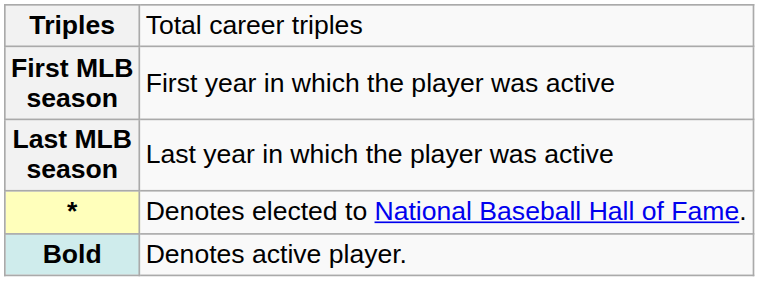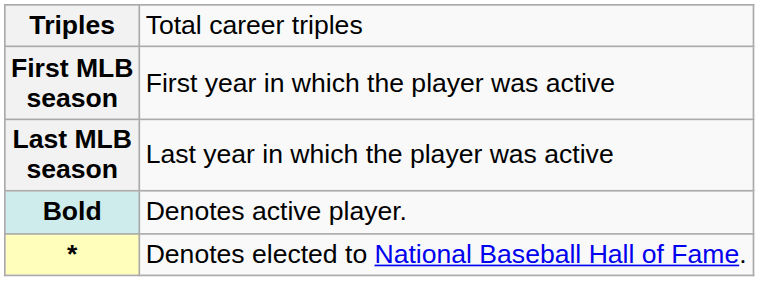rows swapped: (72, 211) <-> (72, 253)
